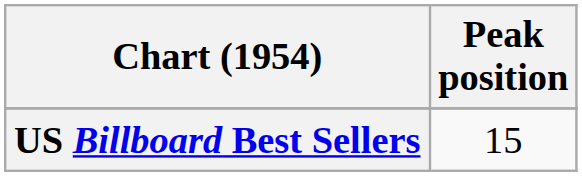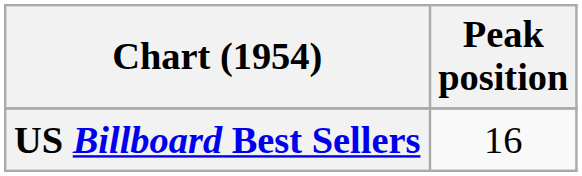(503, 139) 15 -> (503, 139) 16
